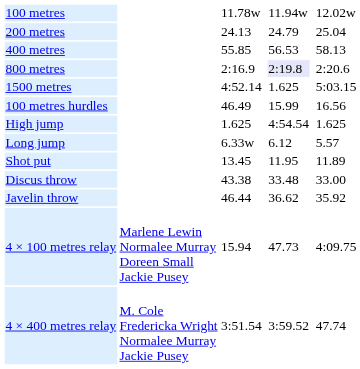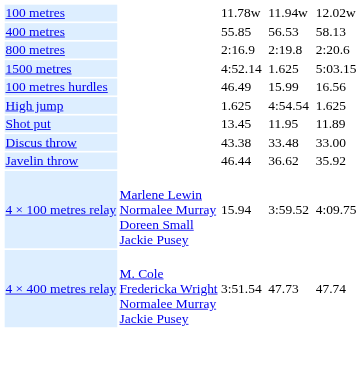- row: (35, 31)
(285, 68) lavender background -> (285, 50) no background
- row: (35, 142)
(283, 246) 47.73 -> (289, 209) 3:59.52
(289, 325) 3:59.52 -> (283, 288) 47.73
